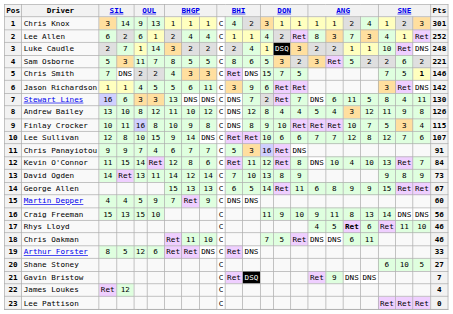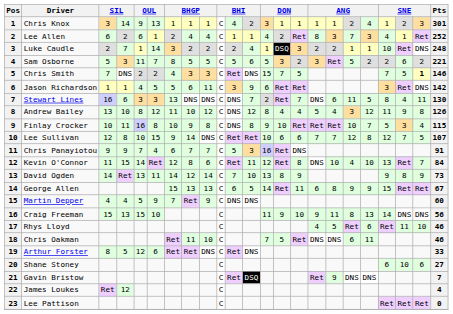(234, 62) 8 -> (234, 62) 5
(422, 138) 6 -> (422, 138) 5
(352, 227) bold -> (352, 227) normal
(422, 265) 5 -> (422, 265) 6
